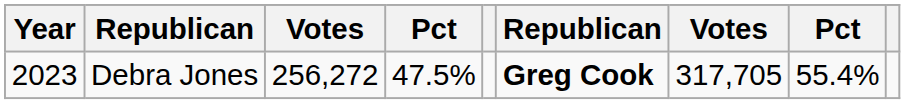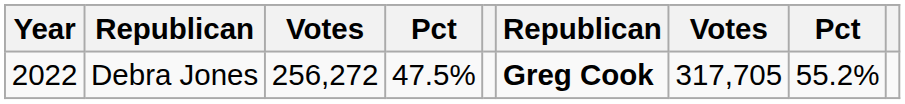(45, 75) 2023 -> (45, 75) 2022
(838, 75) 55.4% -> (838, 75) 55.2%
